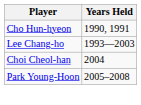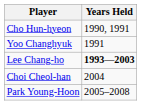+ row: (39, 44)
(109, 44) normal -> (109, 60) bold
